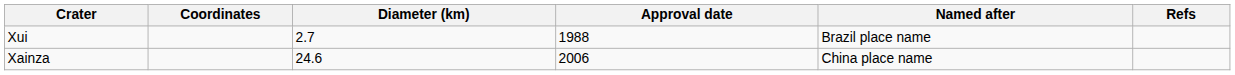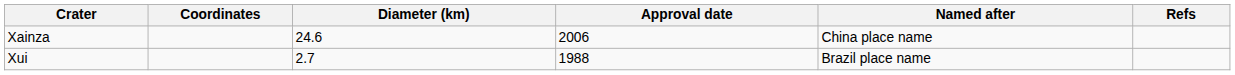rows swapped: (29, 59) <-> (18, 37)
